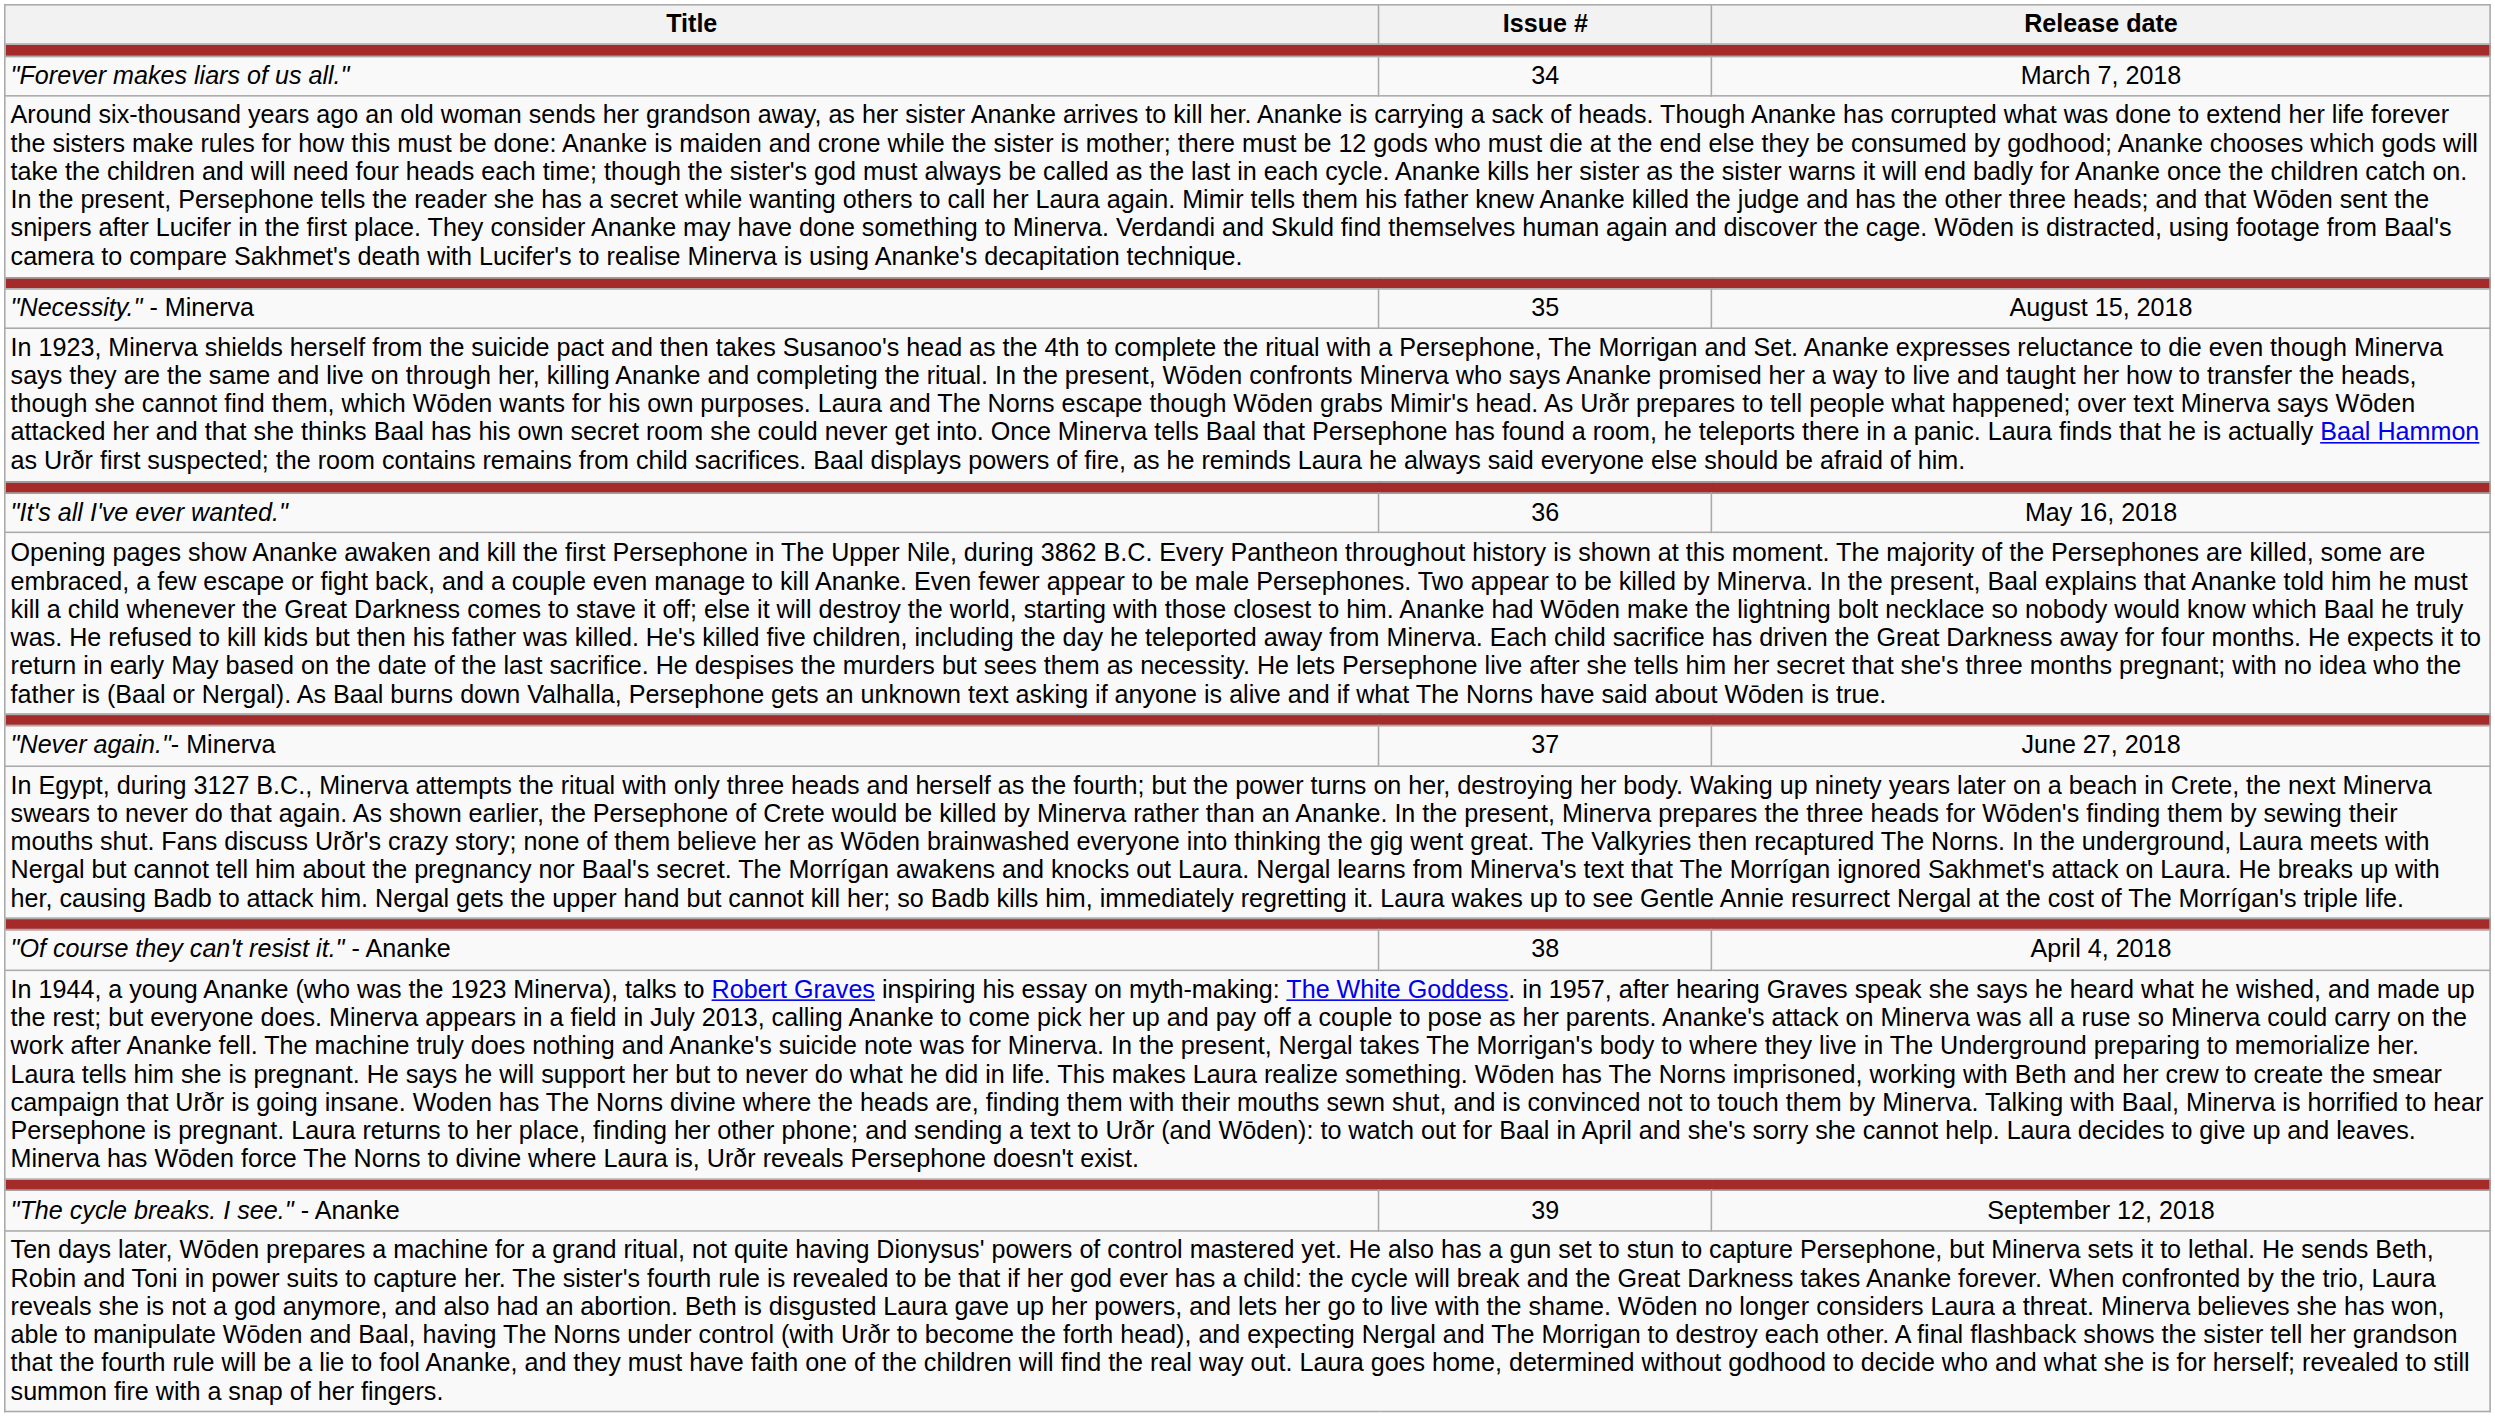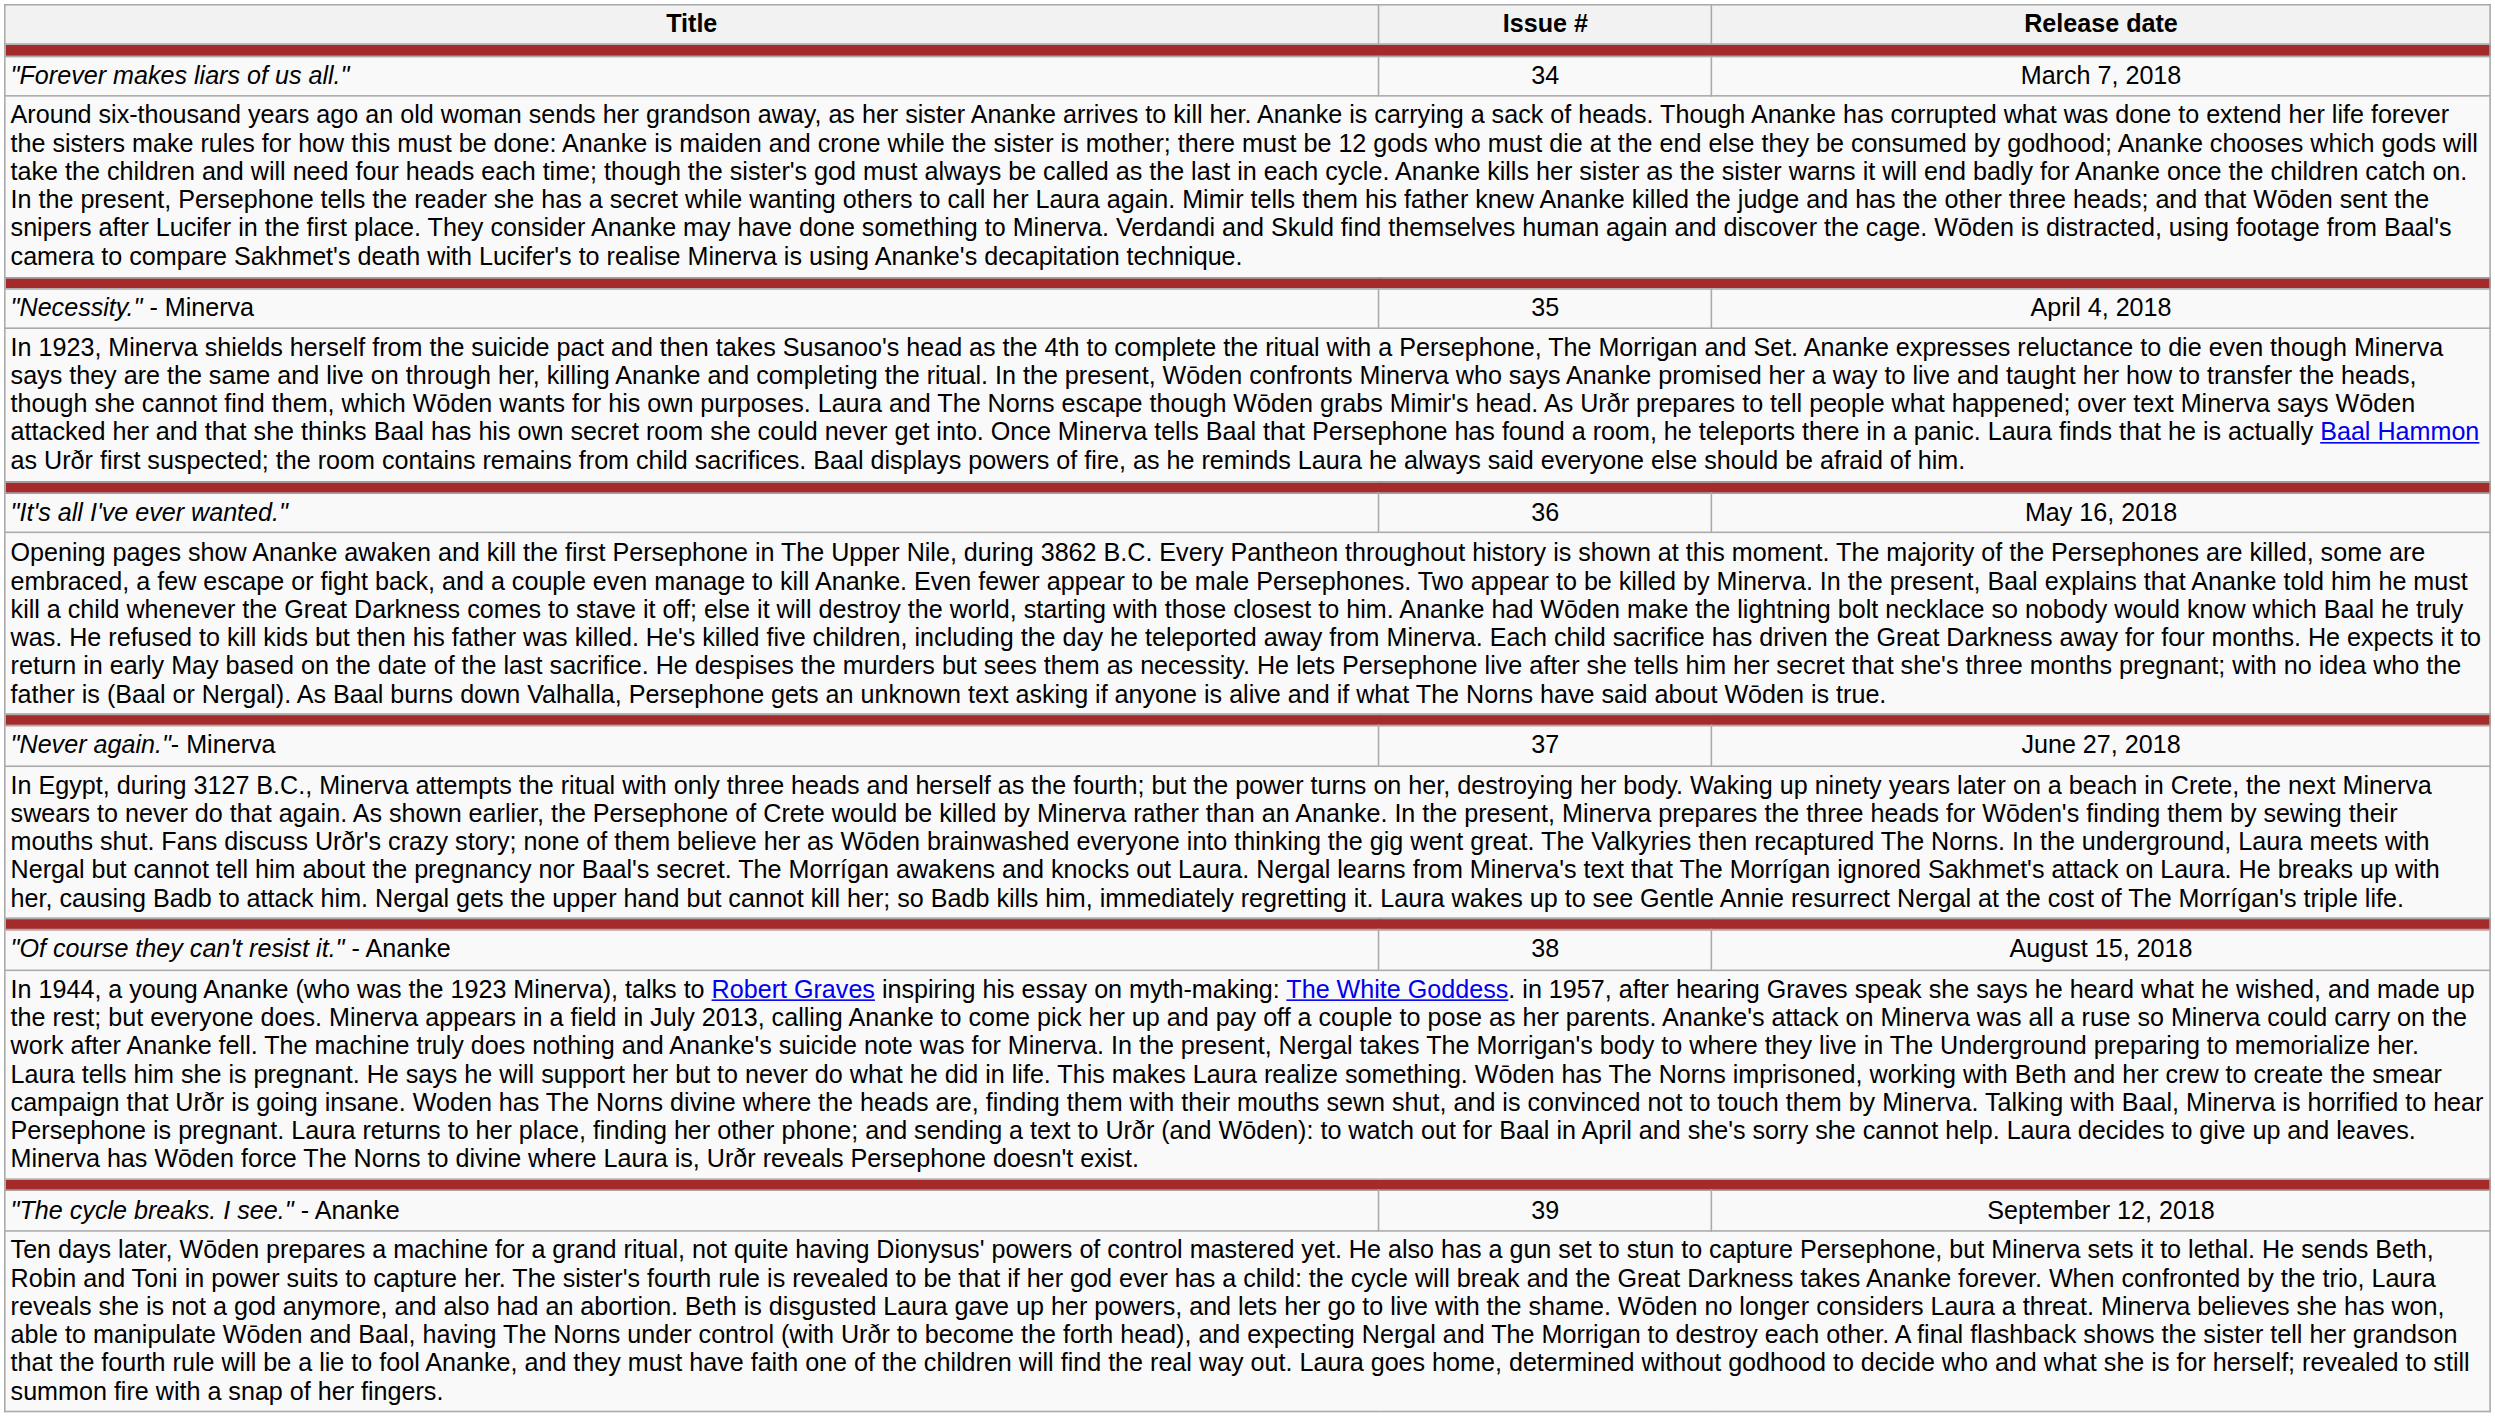(2101, 308) August 15, 2018 -> (2101, 308) April 4, 2018
(2101, 949) April 4, 2018 -> (2101, 949) August 15, 2018
